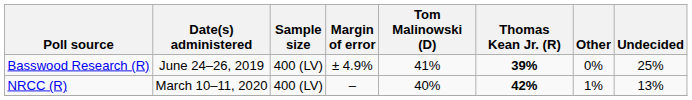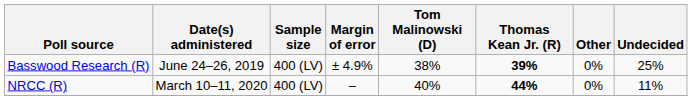(427, 65) 41% -> (427, 65) 38%
(524, 86) 42% -> (524, 86) 44%
(594, 86) 1% -> (594, 86) 0%
(651, 86) 13% -> (651, 86) 11%
